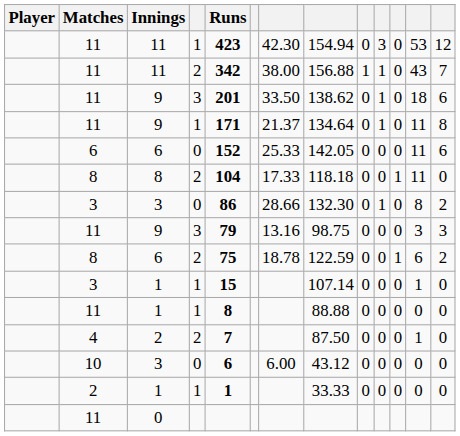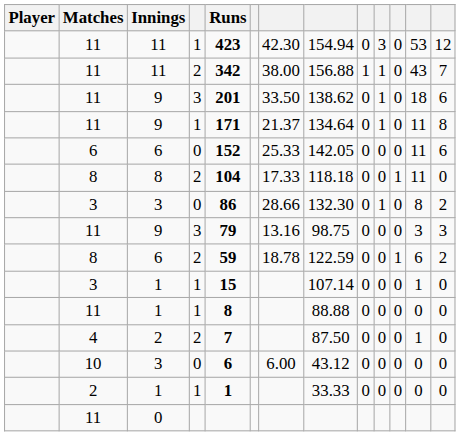(228, 257) 75 -> (228, 257) 59
